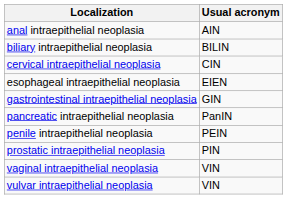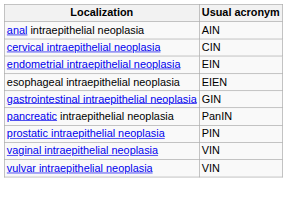- row: (79, 47)
+ row: (94, 64)
- row: (80, 133)
